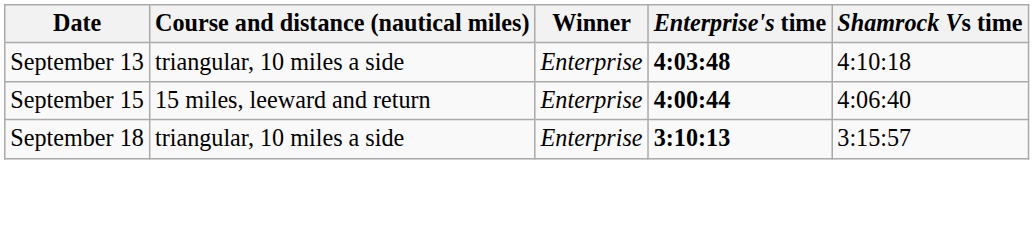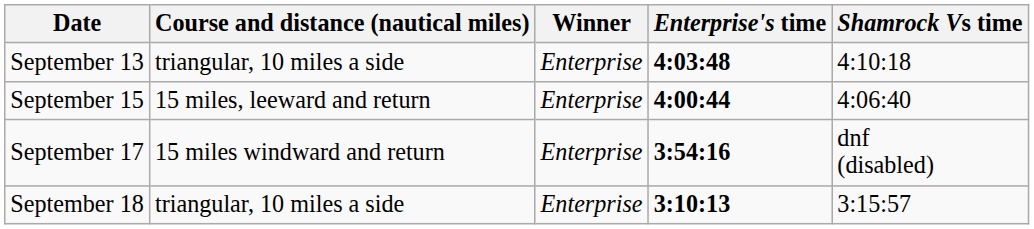+ row: (77, 152)
